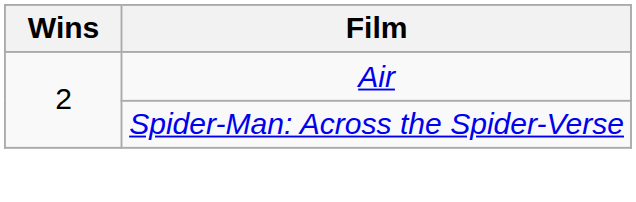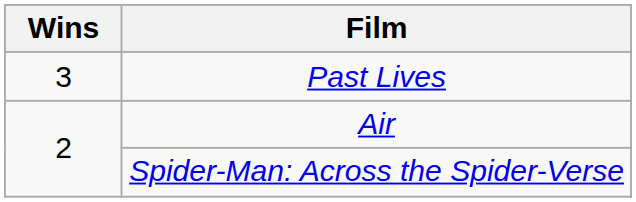+ row: (377, 76)
